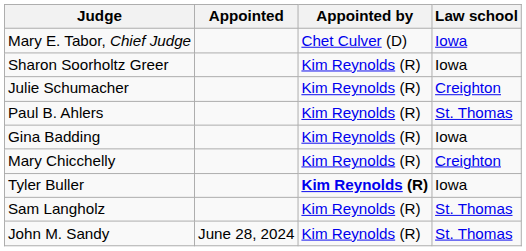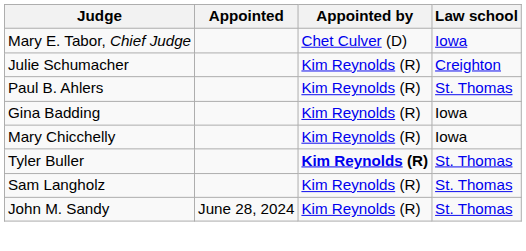- row: (88, 64)
(468, 161) Creighton -> (451, 137) Iowa
(451, 185) Iowa -> (474, 161) St. Thomas
